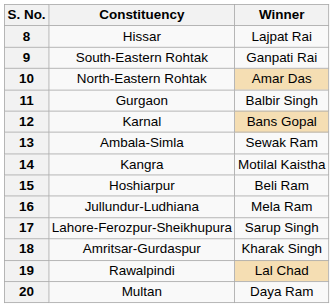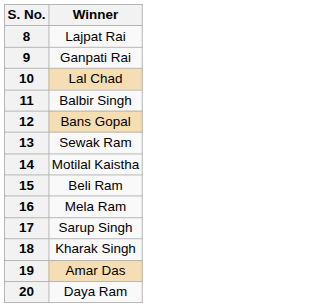- column: (142, 15)
(282, 79) Amar Das -> (96, 79) Lal Chad
(282, 270) Lal Chad -> (95, 270) Amar Das
